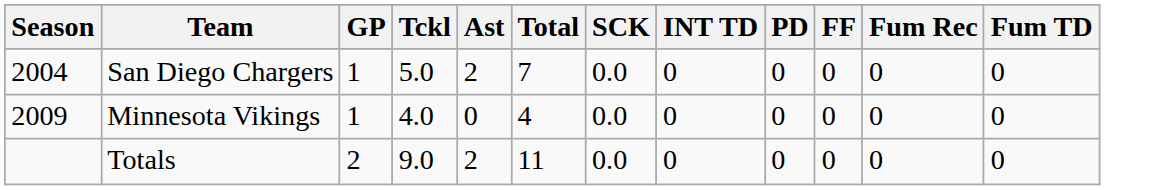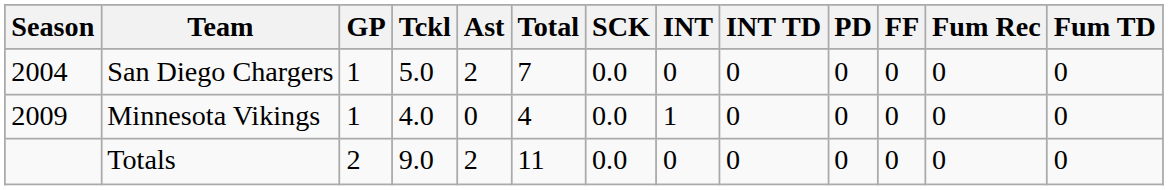+ column: (688, 26)
